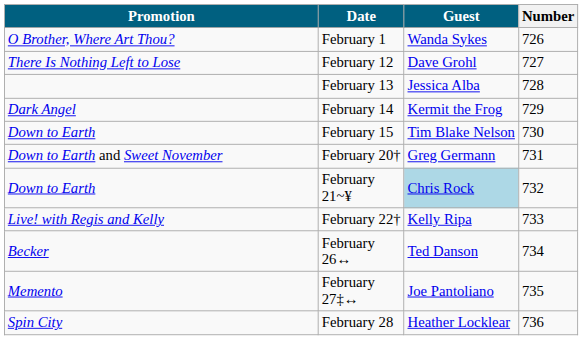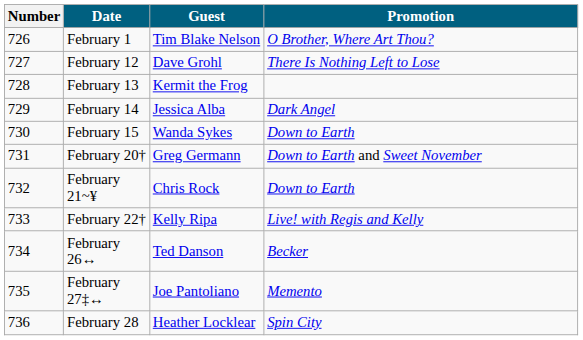columns swapped: (548, 16) <-> (161, 16)
(447, 39) Wanda Sykes -> (206, 39) Tim Blake Nelson
(444, 86) Jessica Alba -> (200, 86) Kermit the Frog
(455, 109) Kermit the Frog -> (189, 109) Jessica Alba
(461, 132) Tim Blake Nelson -> (192, 132) Wanda Sykes
(441, 187) lightblue background -> (186, 187) no background
